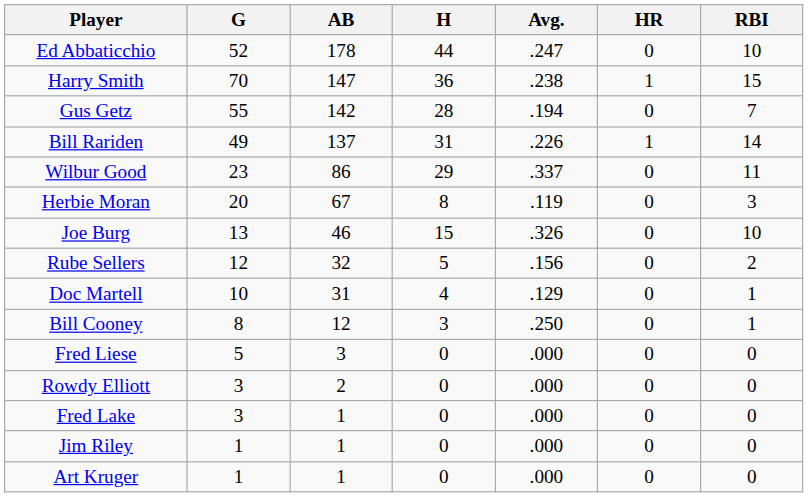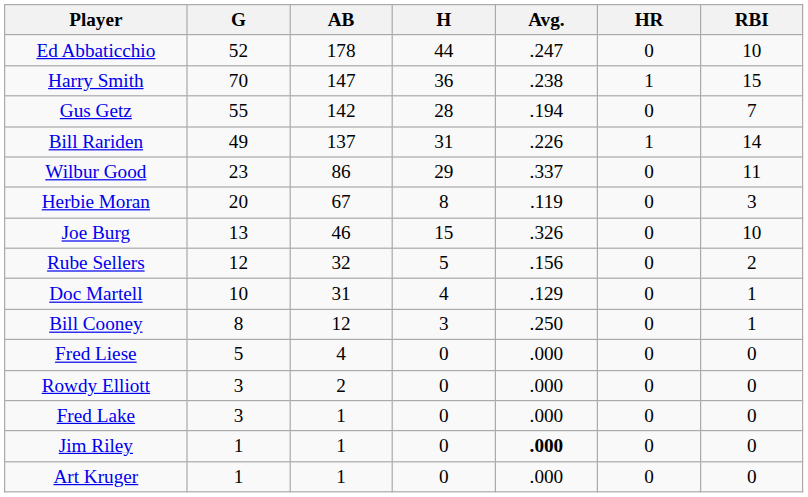(341, 354) 3 -> (341, 354) 4
(546, 446) normal -> (546, 446) bold
